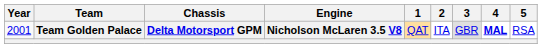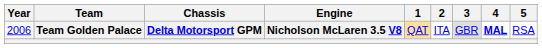(19, 30) 2001 -> (19, 30) 2006
